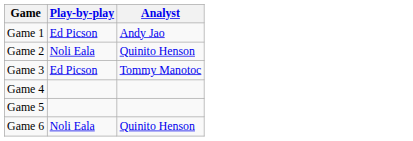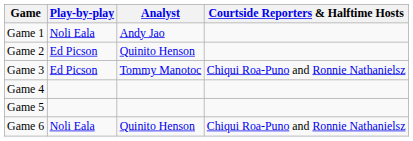+ column: (306, 13)
(74, 32) Ed Picson -> (72, 32) Noli Eala
(72, 51) Noli Eala -> (74, 51) Ed Picson
